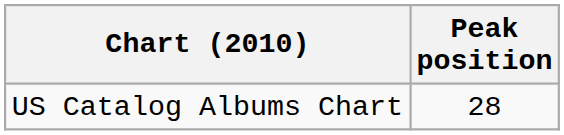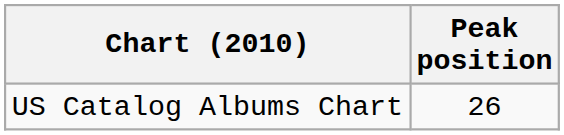(485, 107) 28 -> (485, 107) 26
